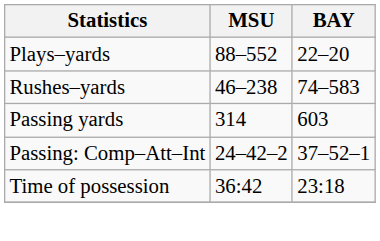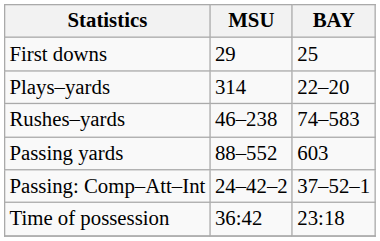+ row: (58, 53)
(246, 53) 88–552 -> (231, 86) 314
(231, 119) 314 -> (246, 152) 88–552
